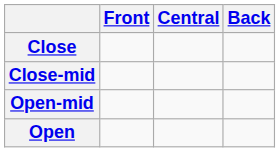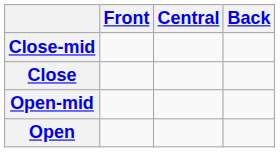rows swapped: (52, 47) <-> (52, 75)
